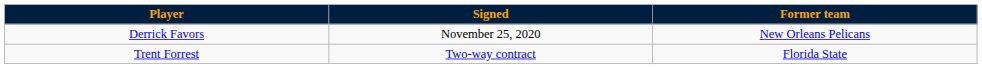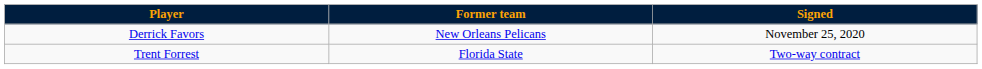columns swapped: (491, 14) <-> (815, 14)
